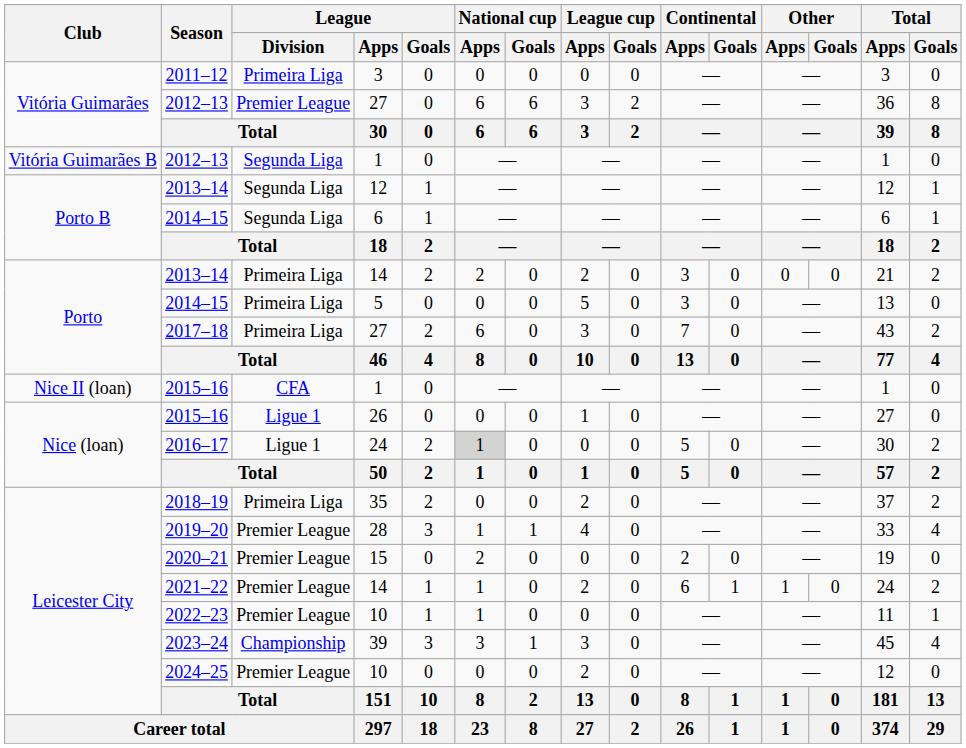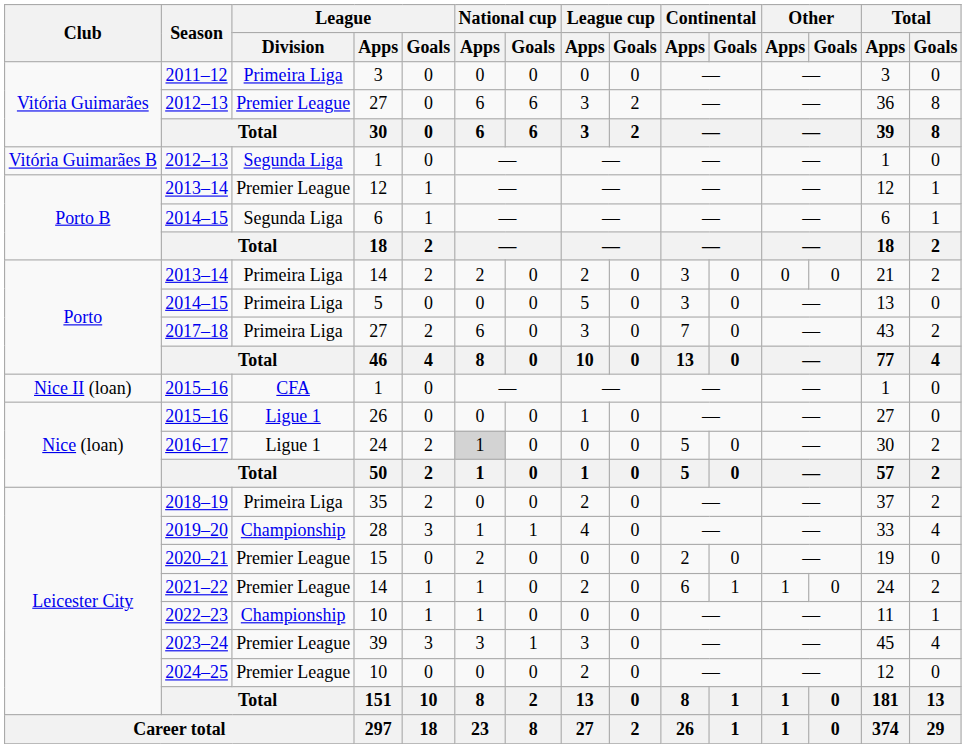(293, 189) Segunda Liga -> (293, 189) Premier League
(293, 530) Premier League -> (293, 530) Championship
(293, 615) Premier League -> (293, 615) Championship
(293, 643) Championship -> (293, 643) Premier League
